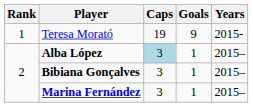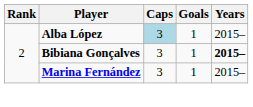- row: (77, 33)
(230, 72) normal -> (230, 53) bold
